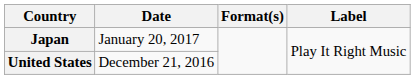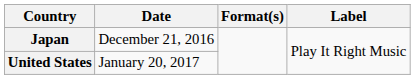(149, 39) January 20, 2017 -> (156, 39) December 21, 2016
(156, 62) December 21, 2016 -> (149, 62) January 20, 2017
